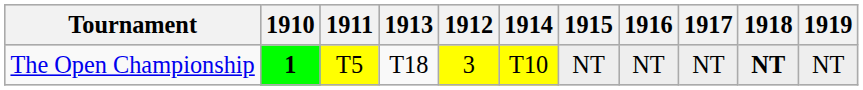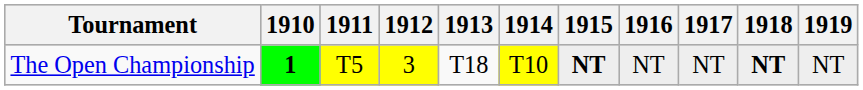columns swapped: (469, 24) <-> (409, 24)
(589, 64) normal -> (589, 64) bold
